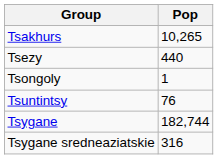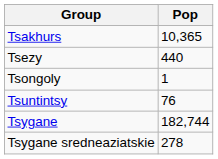(181, 36) 10,265 -> (181, 36) 10,365
(172, 143) 316 -> (172, 143) 278
